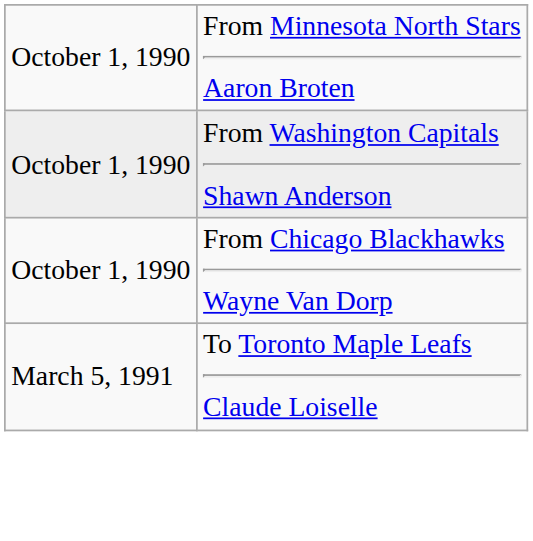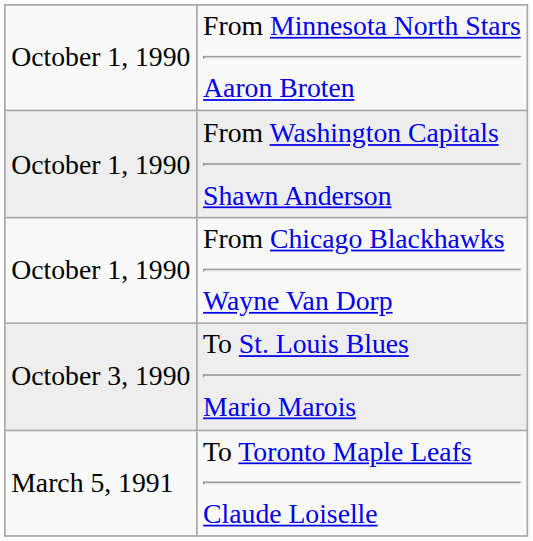+ row: (362, 376)
